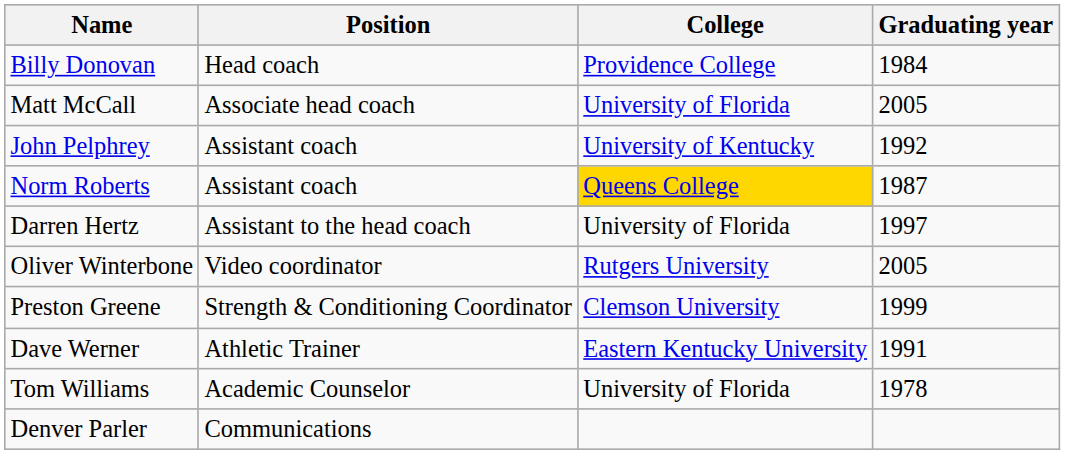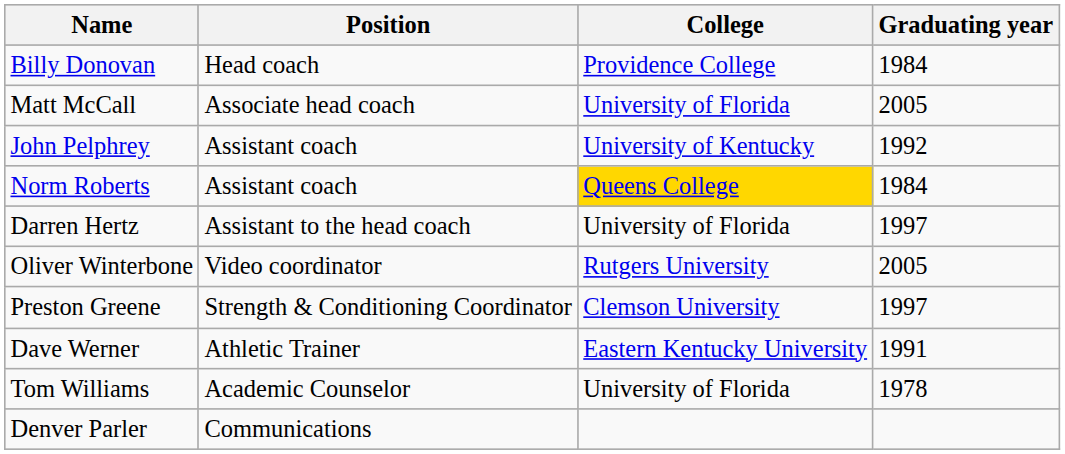(903, 186) 1987 -> (903, 186) 1984
(903, 307) 1999 -> (903, 307) 1997
